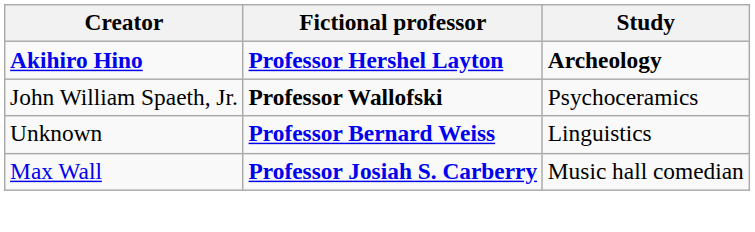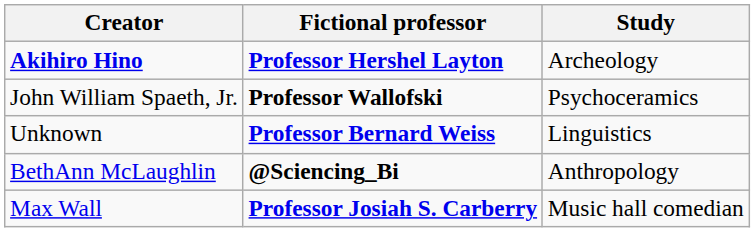(605, 60) bold -> (603, 60) normal
+ row: (113, 171)
